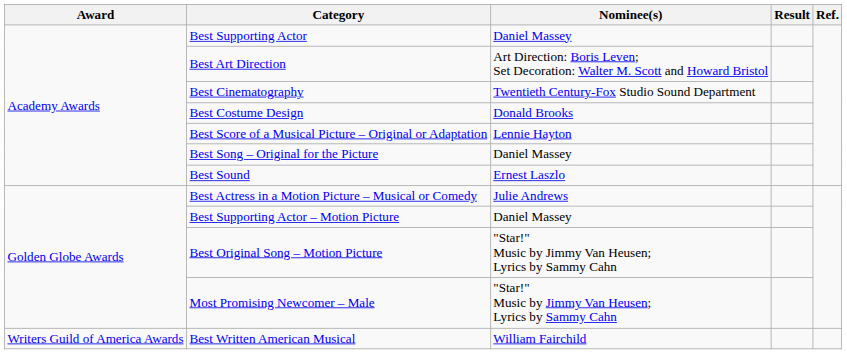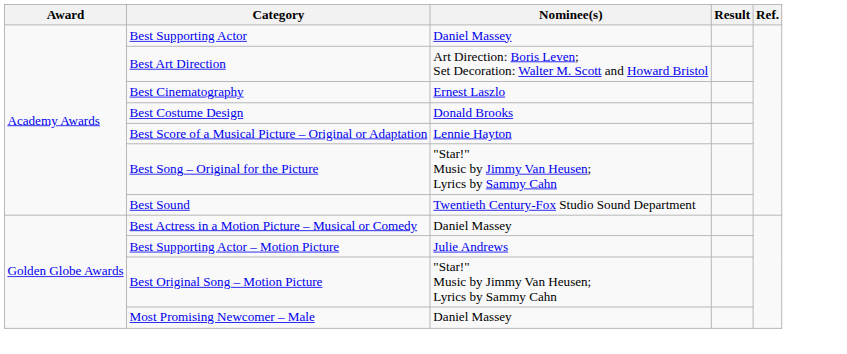(624, 92) Twentieth Century-Fox Studio Sound Department -> (469, 92) Ernest Laszlo
(532, 154) Daniel Massey -> (512, 169) "Star!" Music by Jimmy Van Heusen; Lyrics by Sammy Cahn
(529, 175) Ernest Laszlo -> (564, 204) Twentieth Century-Fox Studio Sound Department
(531, 196) Julie Andrews -> (473, 225) Daniel Massey
(532, 216) Daniel Massey -> (471, 246) Julie Andrews
(572, 302) "Star!" Music by Jimmy Van Heusen; Lyrics by Sammy Cahn -> (473, 317) Daniel Massey
- row: (272, 338)
